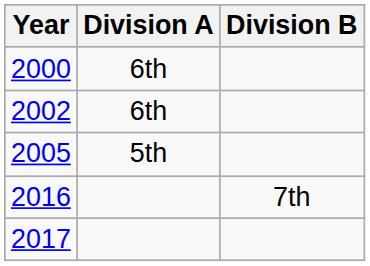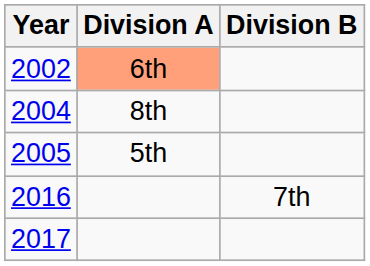- row: (41, 68)
(148, 111) no background -> (148, 68) lightsalmon background
+ row: (41, 111)
